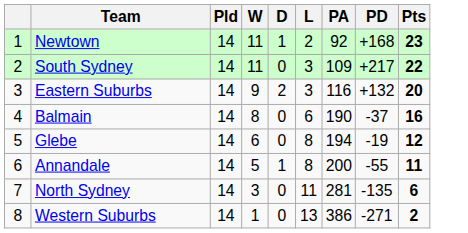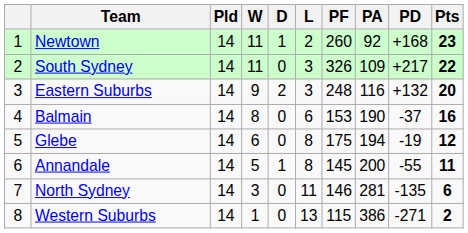+ column: (339, 16)
